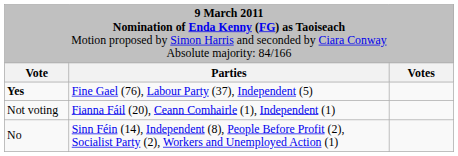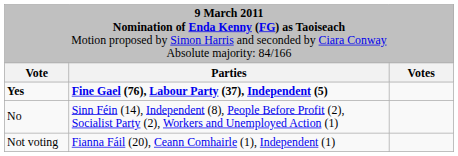(192, 91) normal -> (200, 91) bold
rows swapped: (14, 135) <-> (33, 110)
